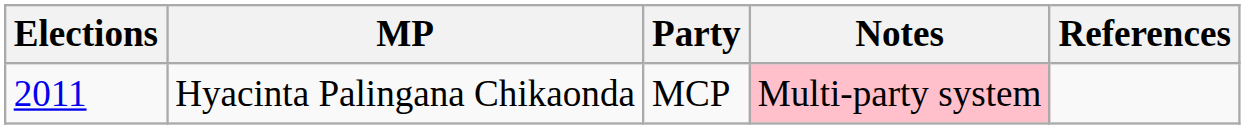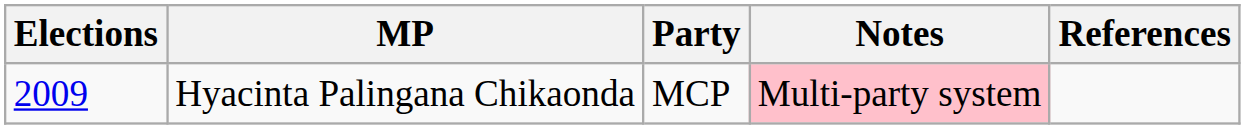(50, 92) 2011 -> (51, 92) 2009
